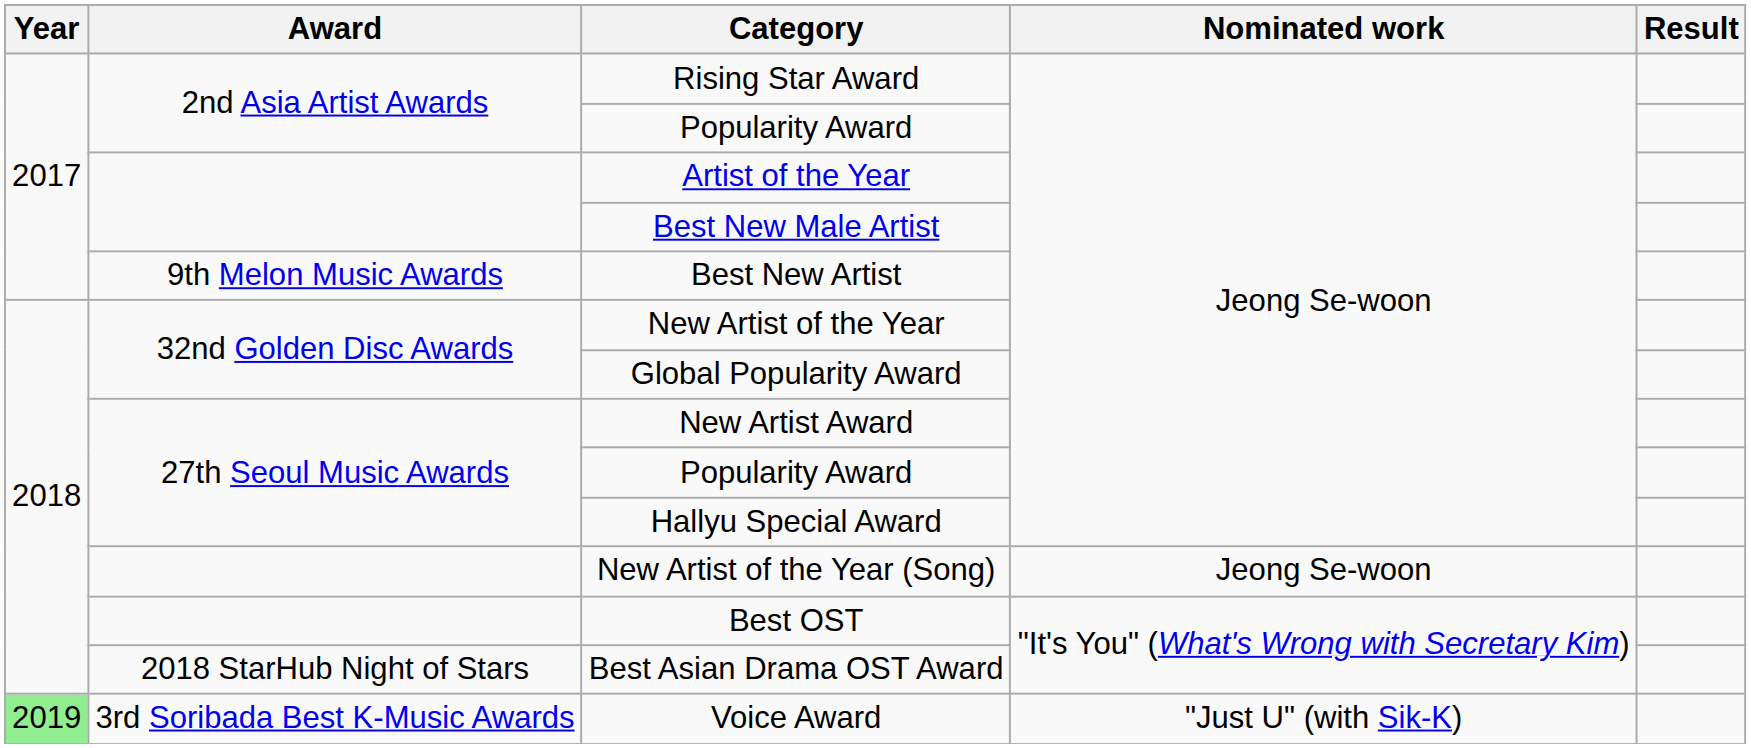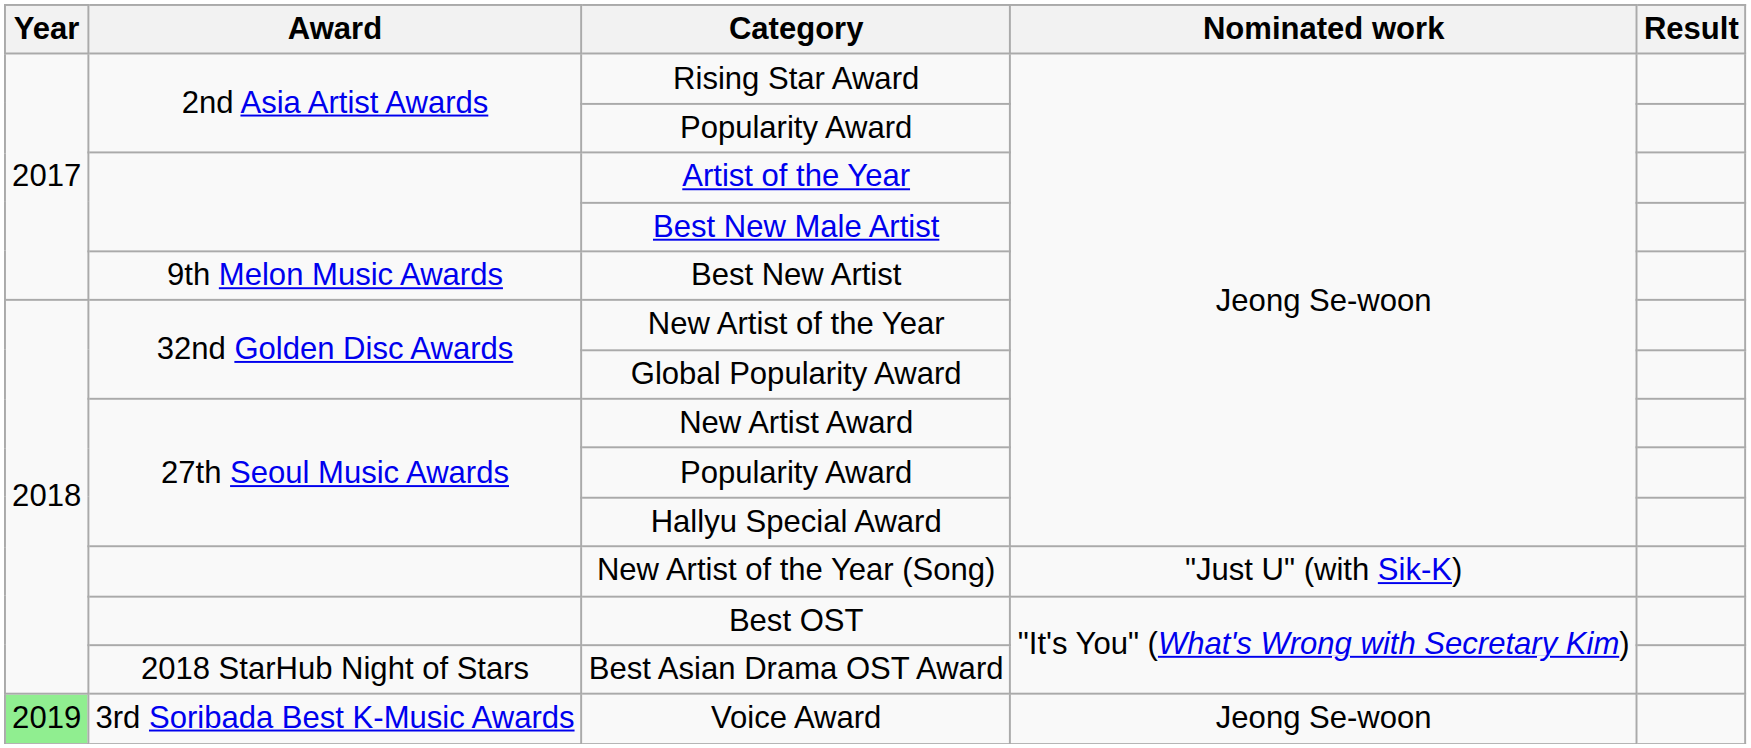(1324, 570) Jeong Se-woon -> (1324, 570) "Just U" (with Sik-K)
(1324, 718) "Just U" (with Sik-K) -> (1324, 718) Jeong Se-woon
